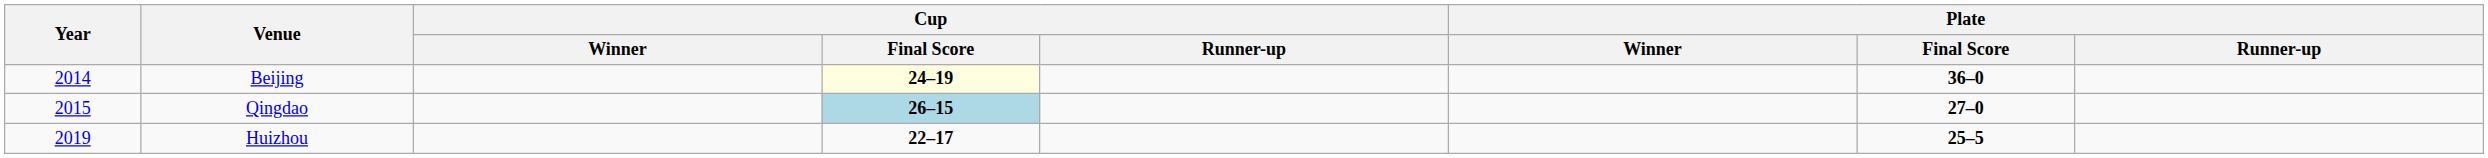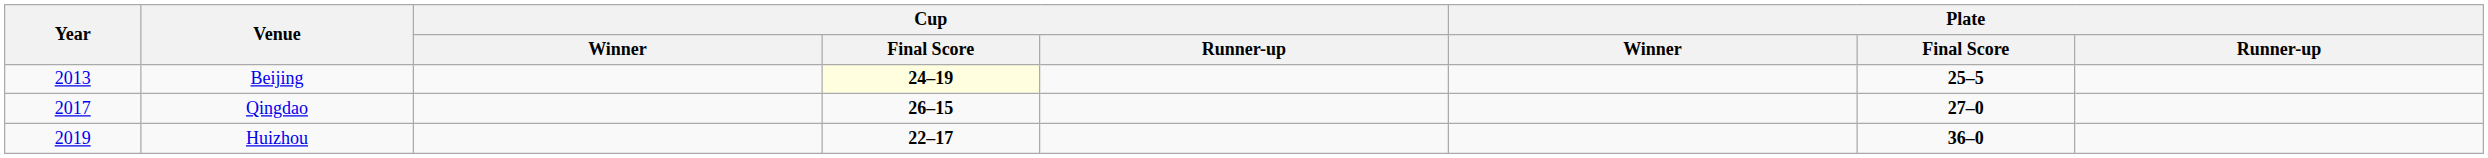(73, 79) 2014 -> (73, 79) 2013
(1966, 79) 36–0 -> (1966, 79) 25–5
(73, 108) 2015 -> (73, 108) 2017
(931, 108) lightblue background -> (931, 108) no background
(1966, 138) 25–5 -> (1966, 138) 36–0
